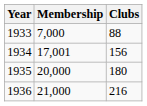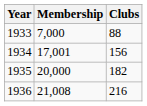(118, 71) 180 -> (118, 71) 182
(54, 91) 21,000 -> (54, 91) 21,008
